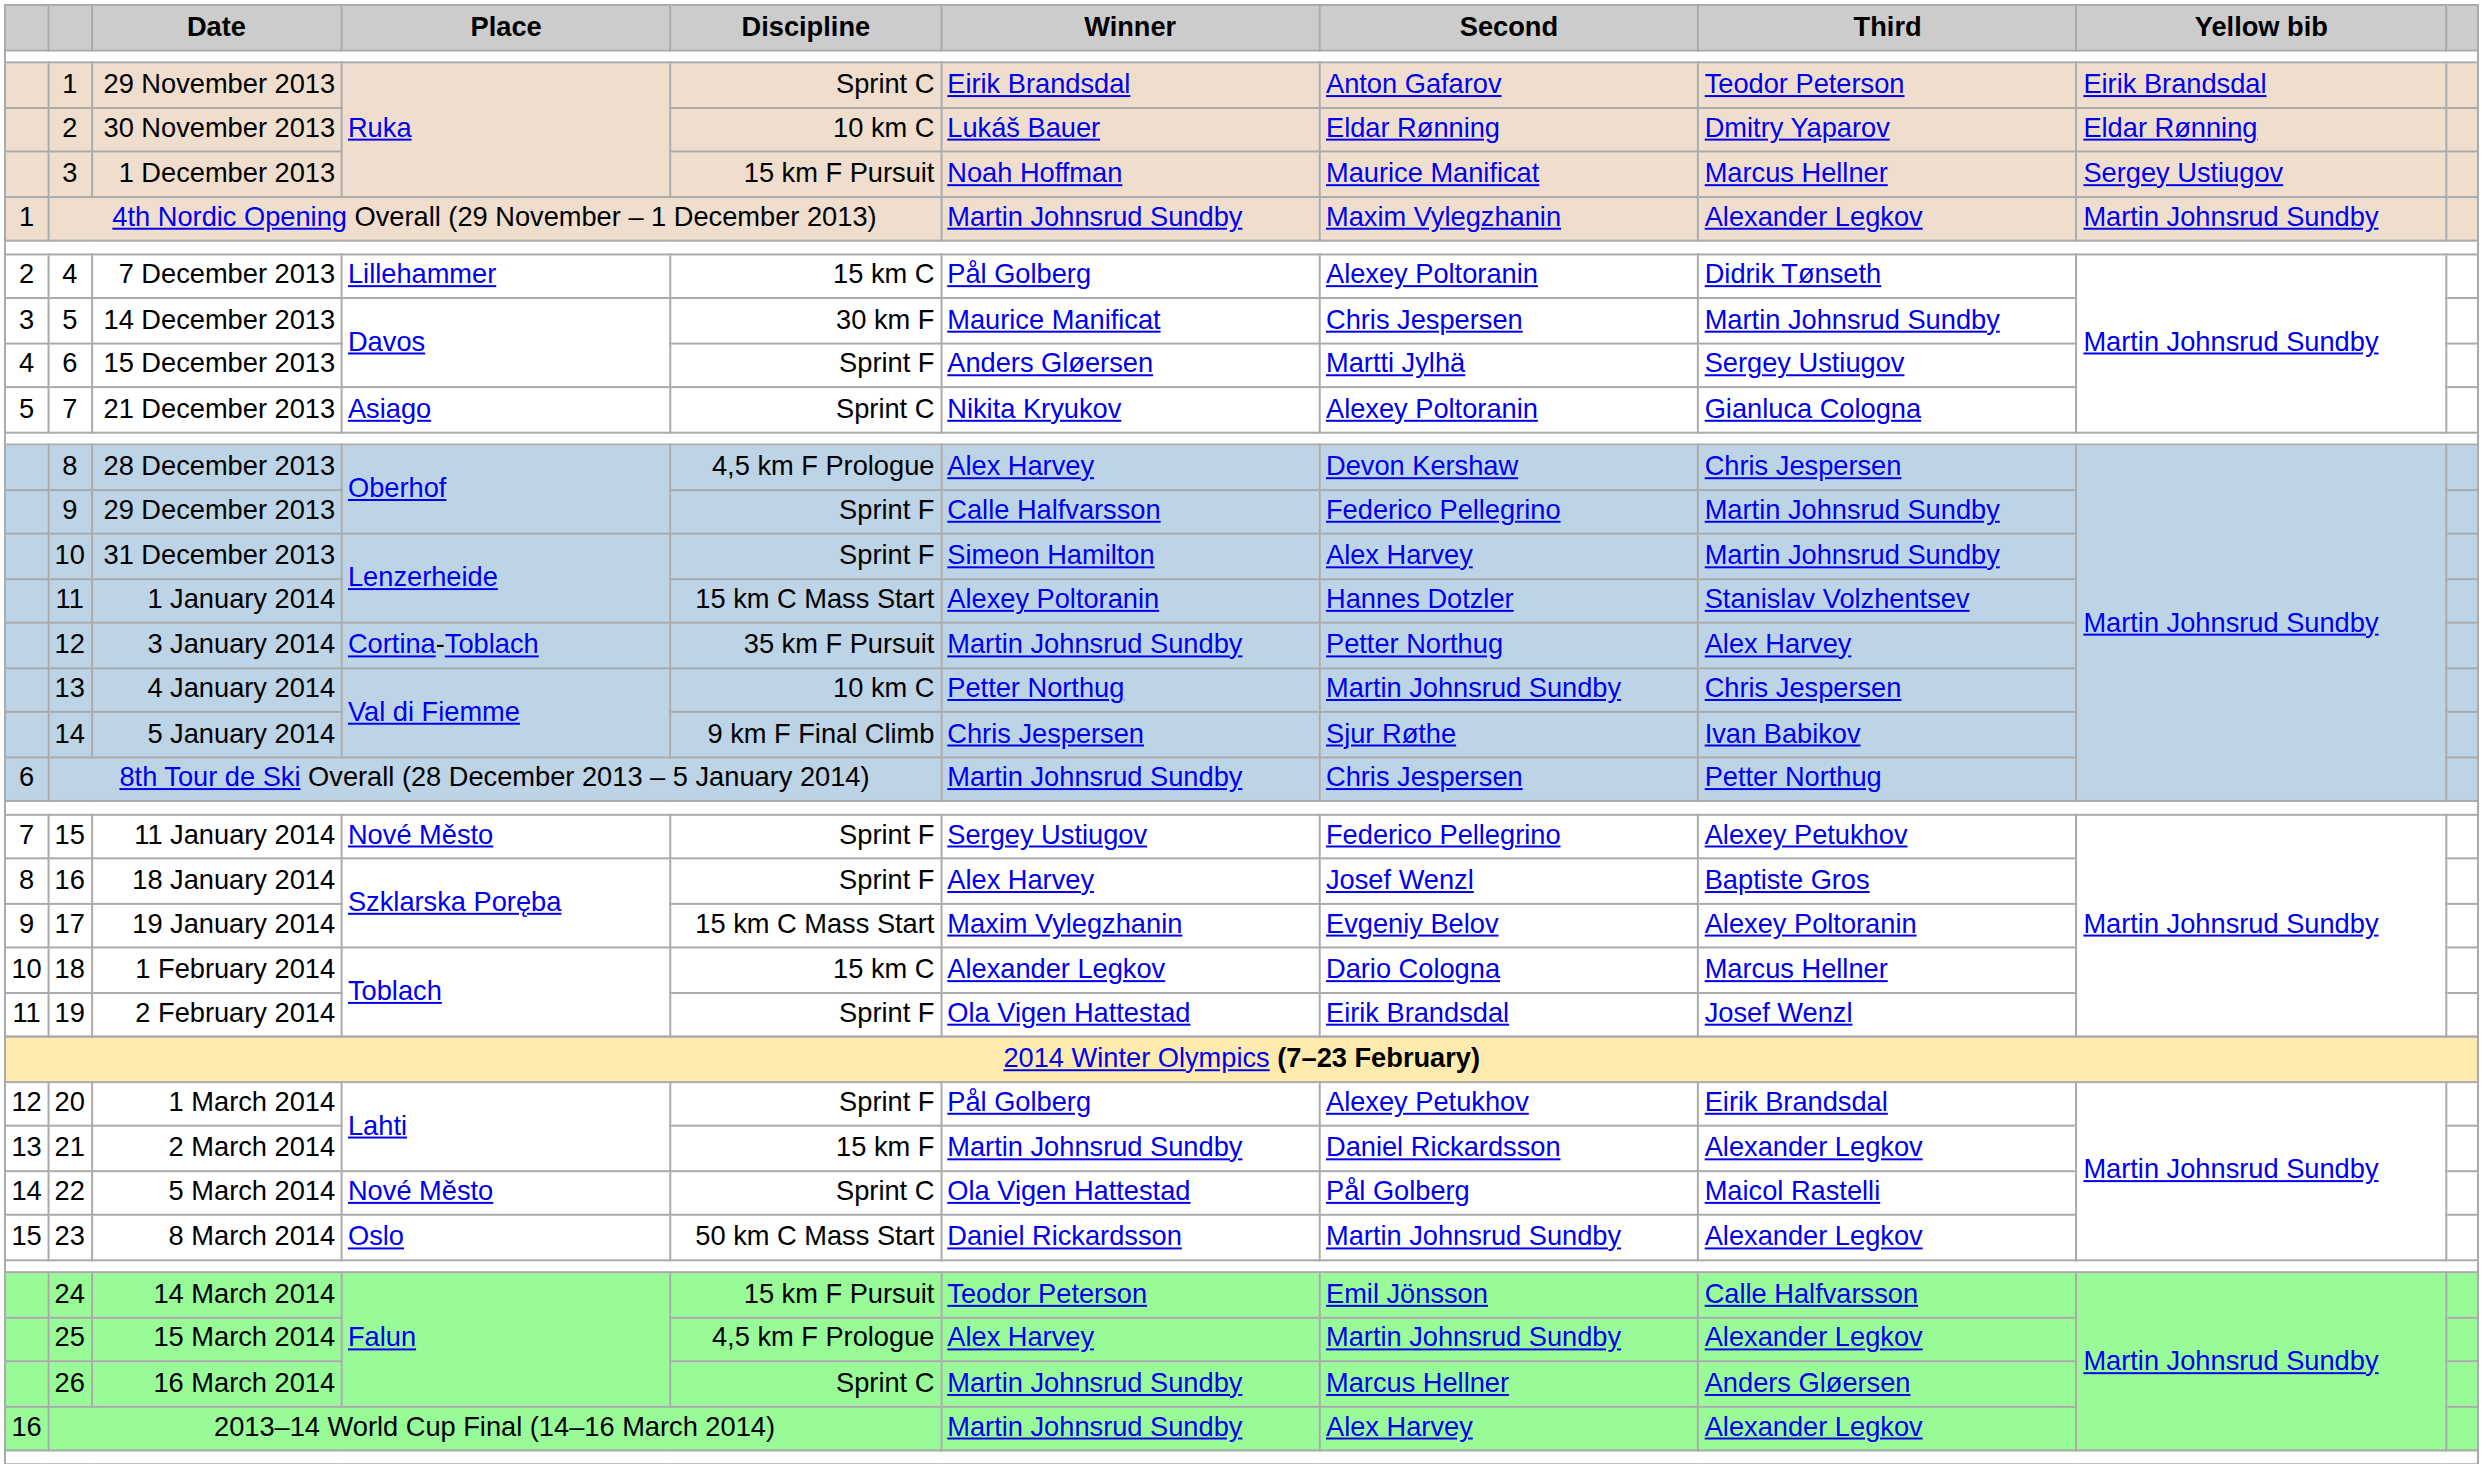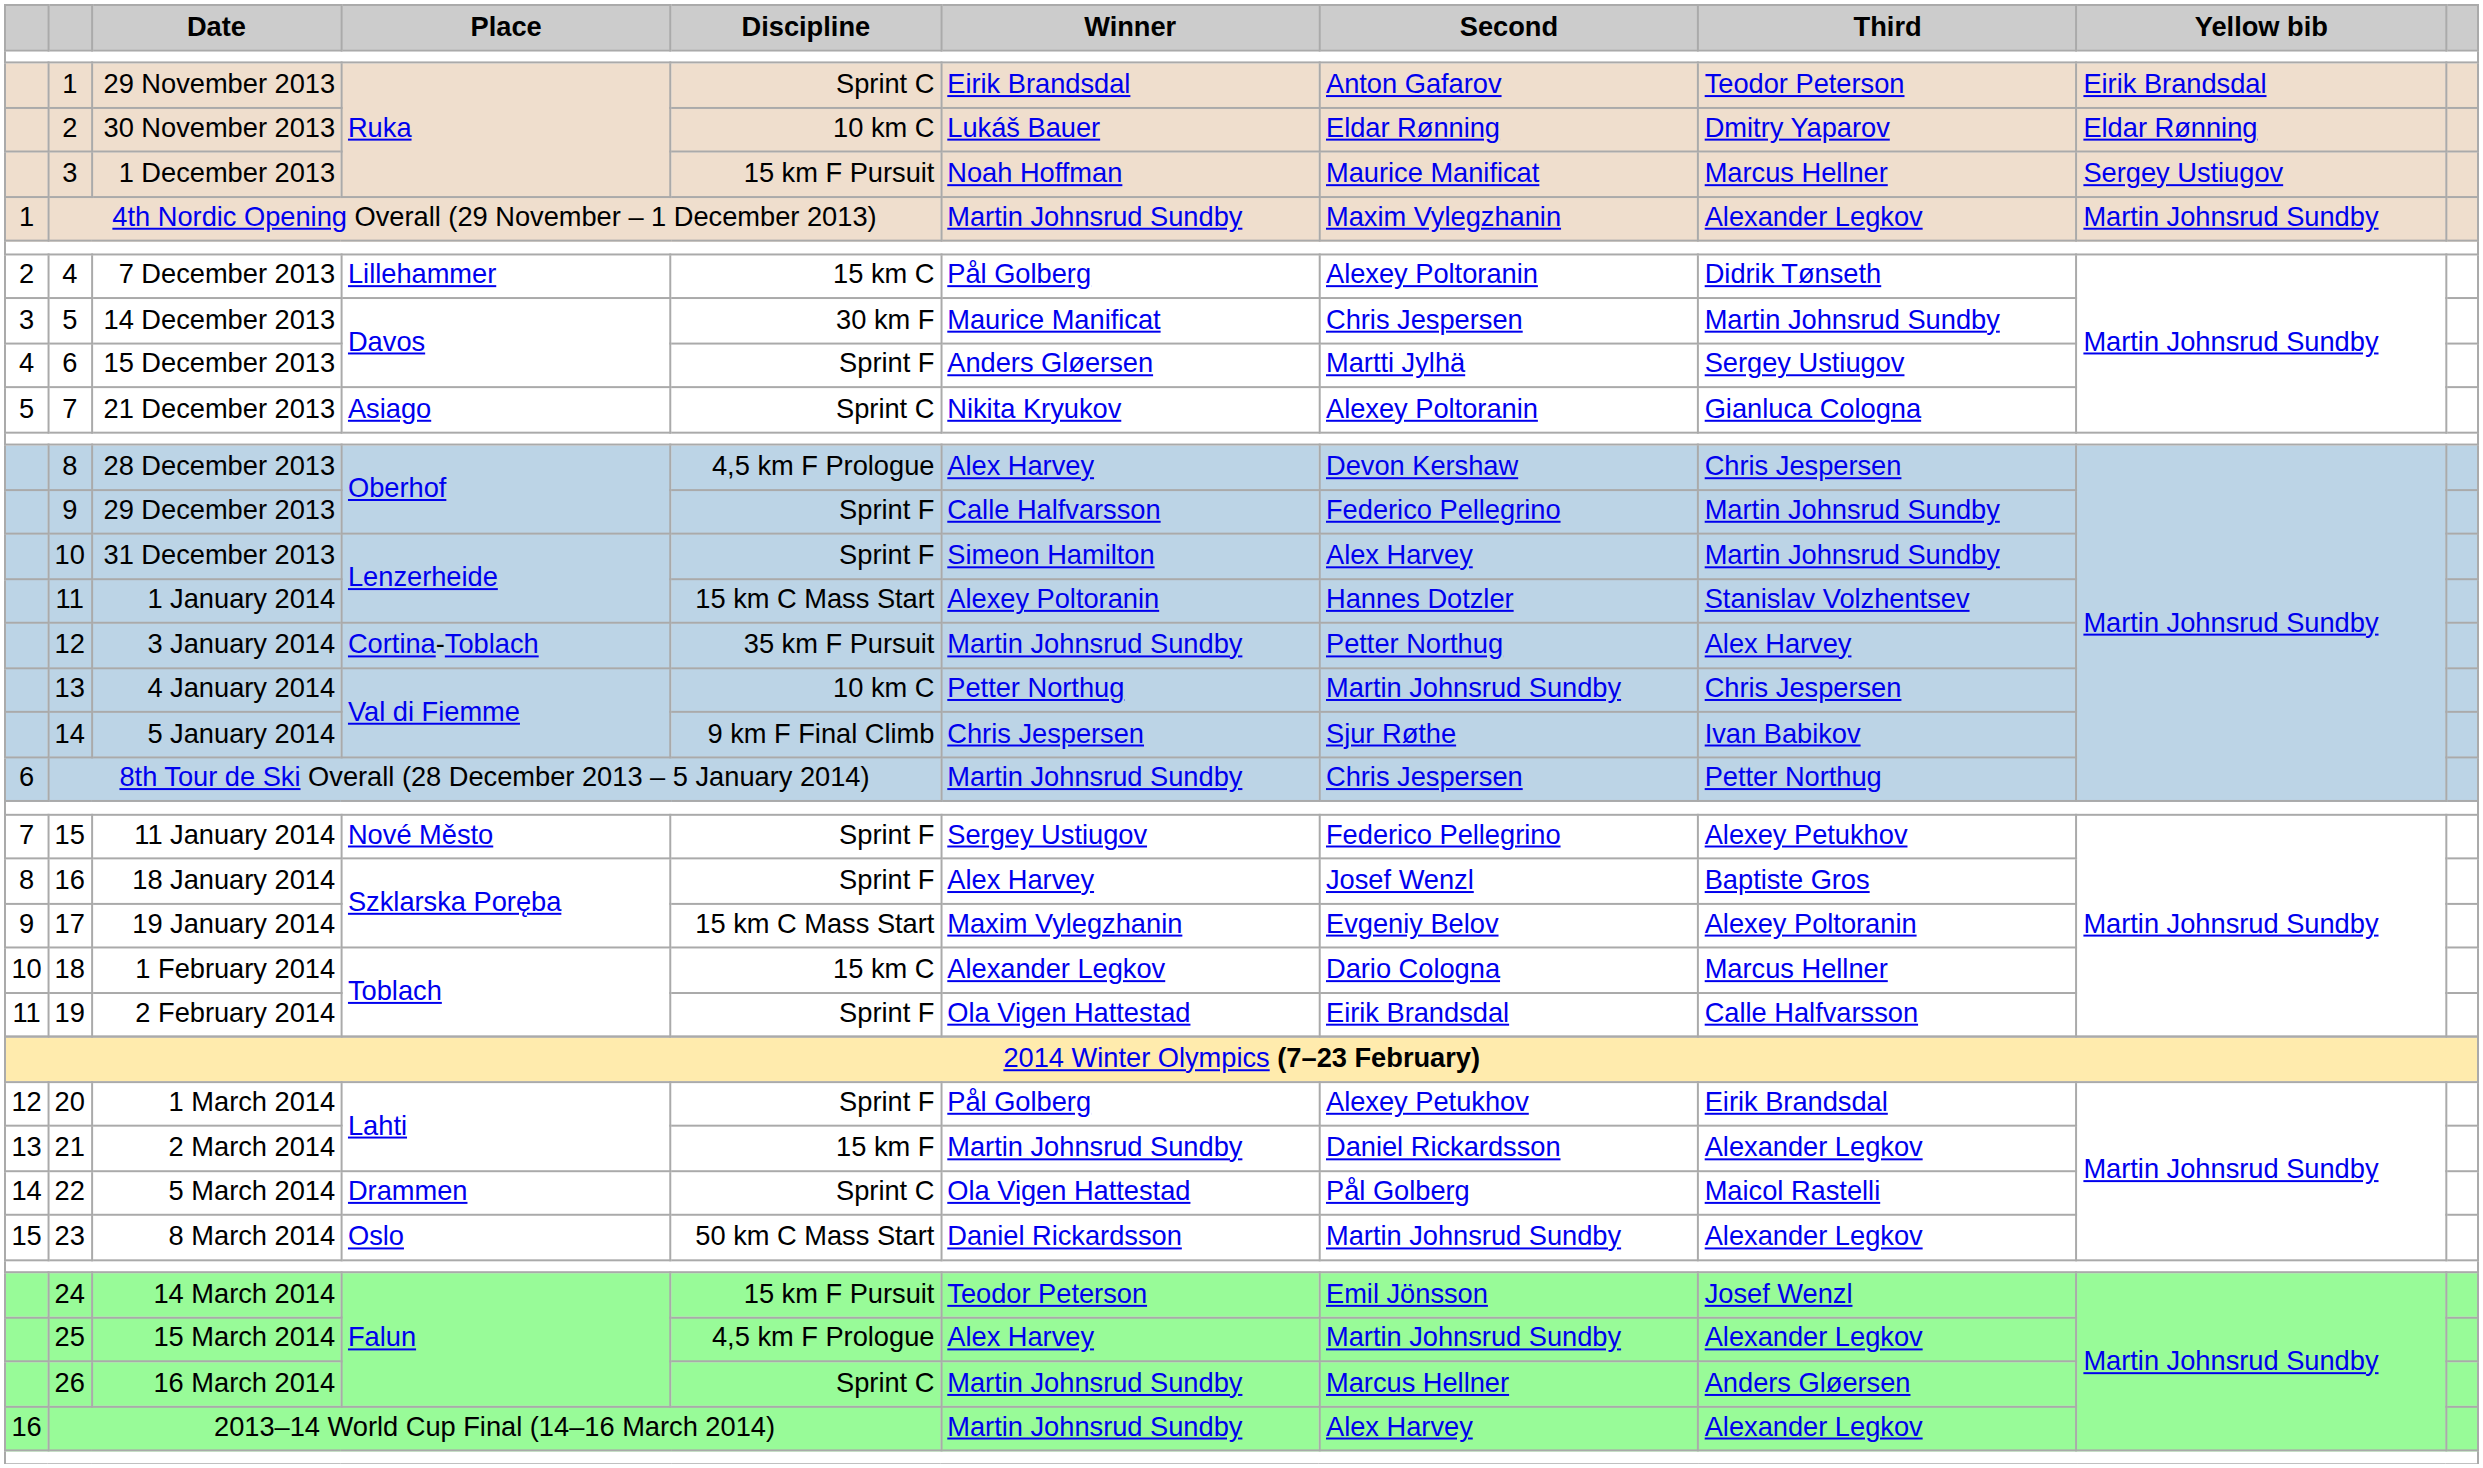(1779, 1013) Josef Wenzl -> (1811, 1013) Calle Halfvarsson
(421, 1191) Nové Město -> (408, 1191) Drammen
(1811, 1293) Calle Halfvarsson -> (1779, 1293) Josef Wenzl
